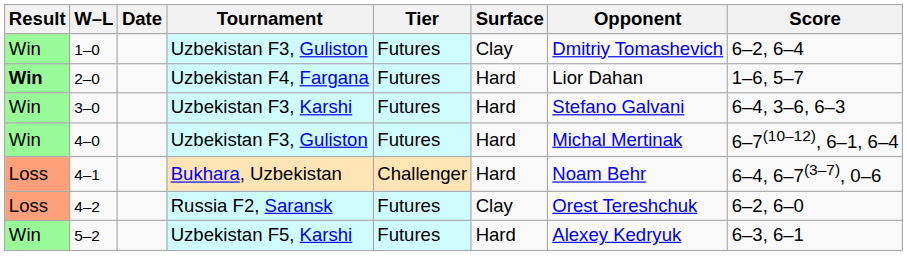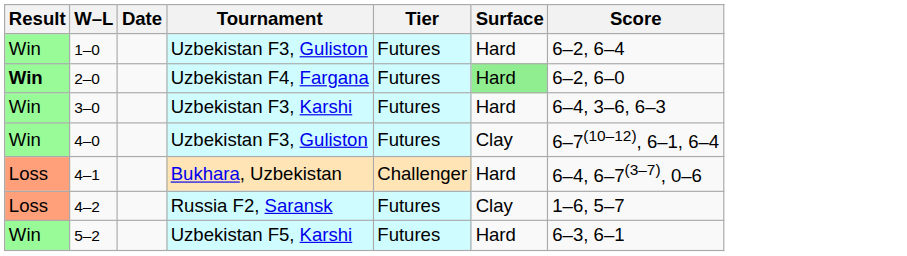- column: (638, 19)
(494, 48) Clay -> (496, 48) Hard
(496, 78) no background -> (496, 78) lightgreen background
(768, 78) 1–6, 5–7 -> (588, 78) 6–2, 6–0
(496, 139) Hard -> (494, 139) Clay
(768, 205) 6–2, 6–0 -> (588, 205) 1–6, 5–7
